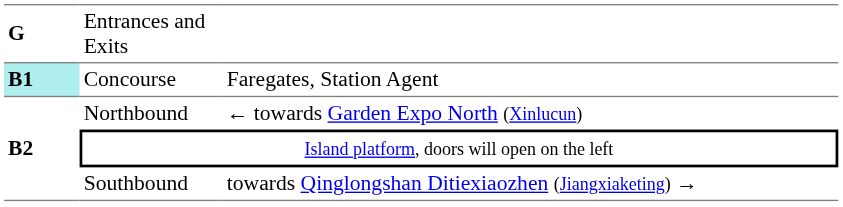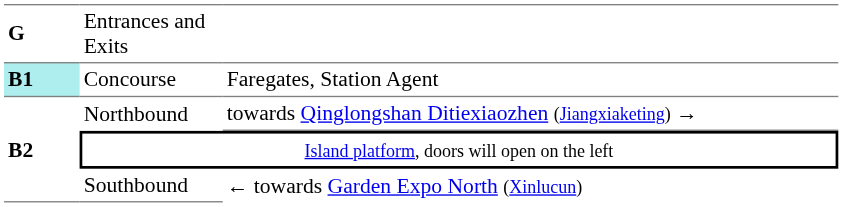(405, 113) ← towards Garden Expo North (Xinlucun) -> (462, 113) towards Qinglongshan Ditiexiaozhen (Jiangxiaketing) →
(462, 183) towards Qinglongshan Ditiexiaozhen (Jiangxiaketing) → -> (405, 185) ← towards Garden Expo North (Xinlucun)
